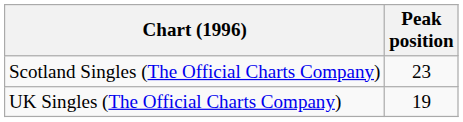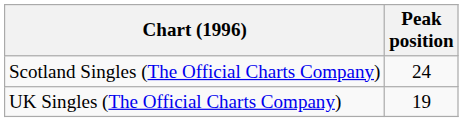(421, 71) 23 -> (421, 71) 24
